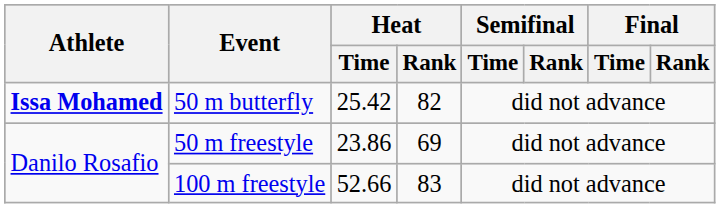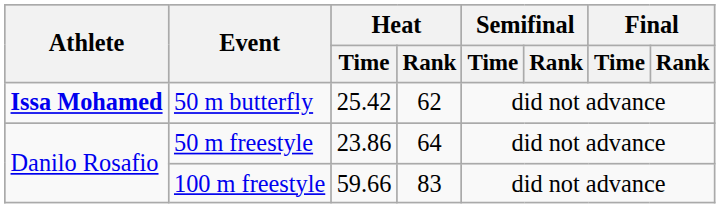(430, 103) 82 -> (430, 103) 62
(430, 143) 69 -> (430, 143) 64
(364, 183) 52.66 -> (364, 183) 59.66
